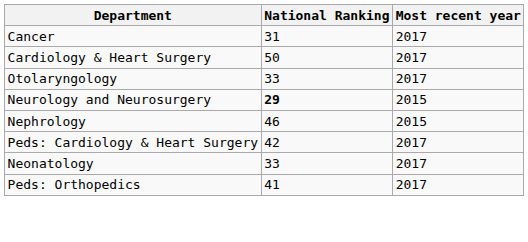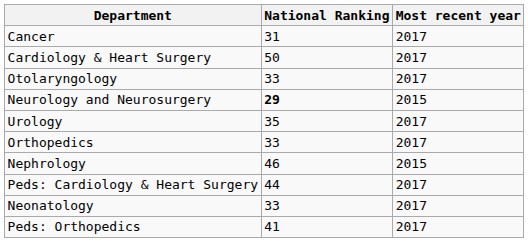+ row: (35, 121)
+ row: (51, 142)
(272, 142) 42 -> (272, 185) 44
